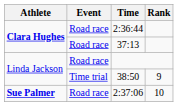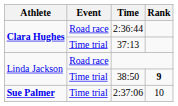(89, 45) Road race -> (88, 45) Time trial
(159, 77) normal -> (159, 77) bold
(89, 93) Road race -> (88, 93) Time trial
